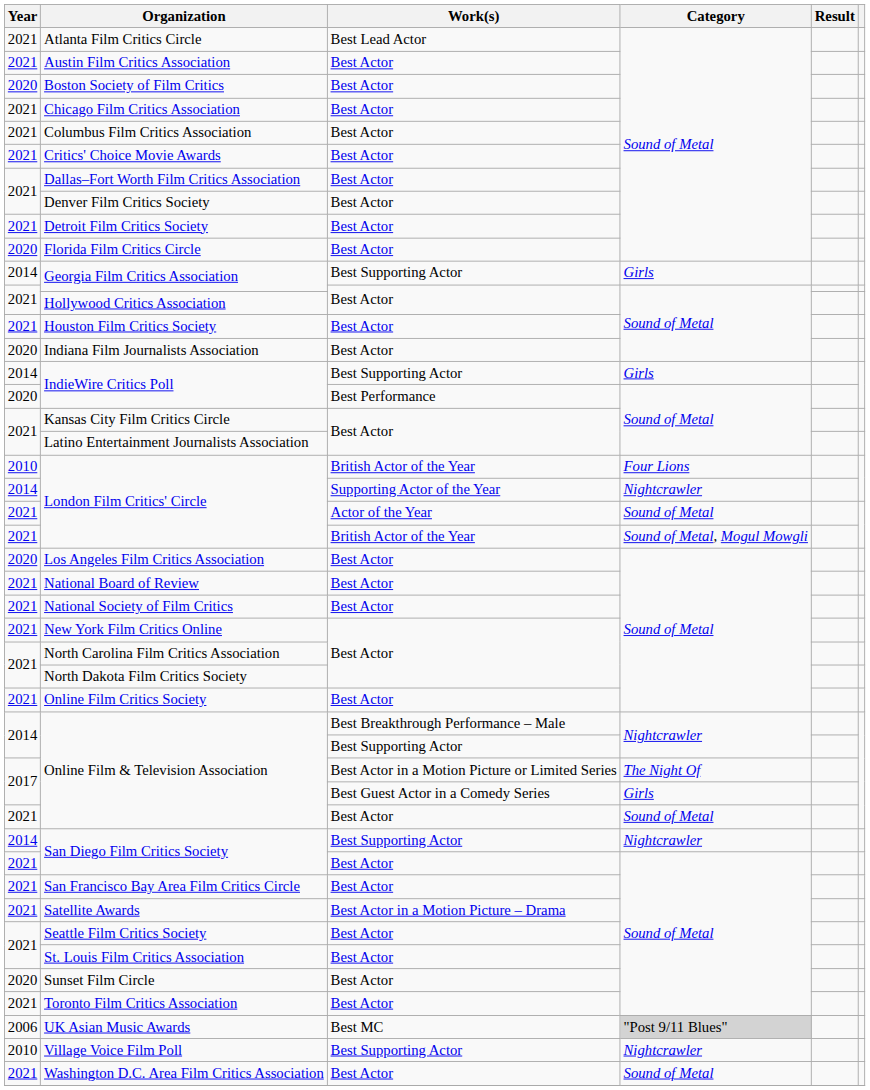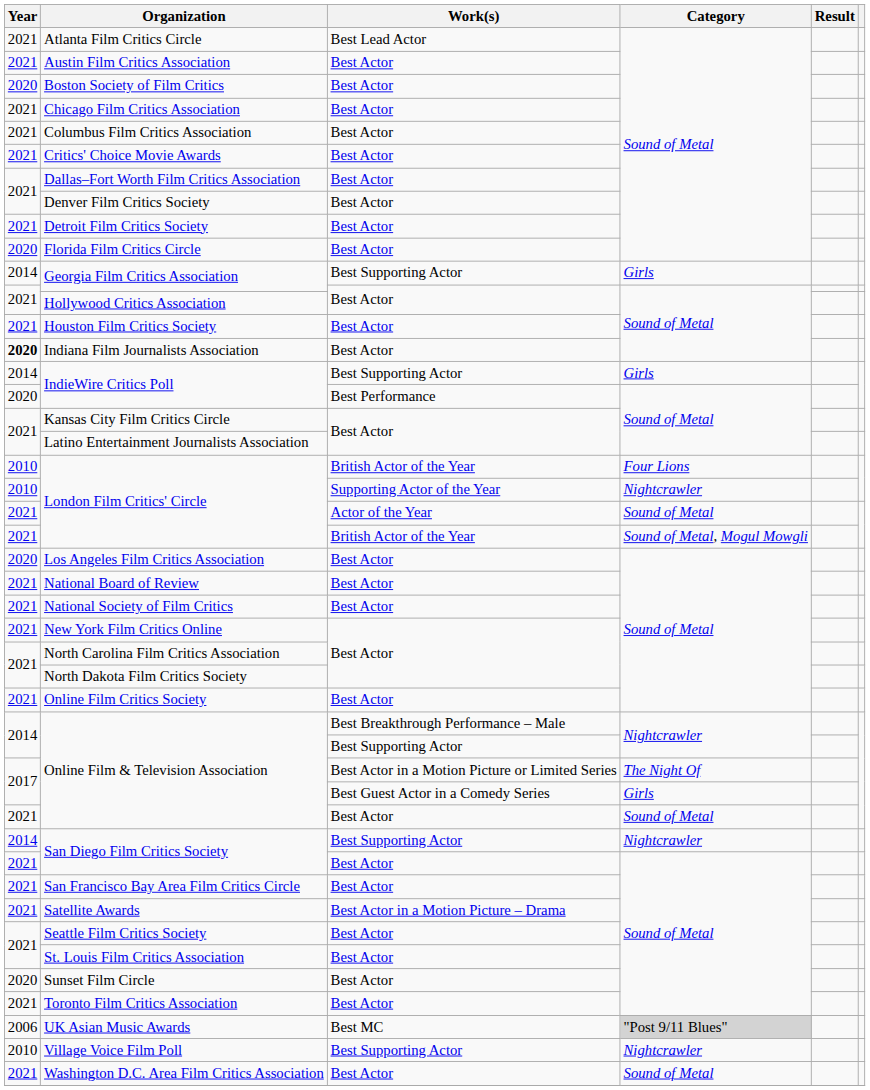(23, 349) normal -> (23, 349) bold
(23, 489) 2014 -> (23, 489) 2010
